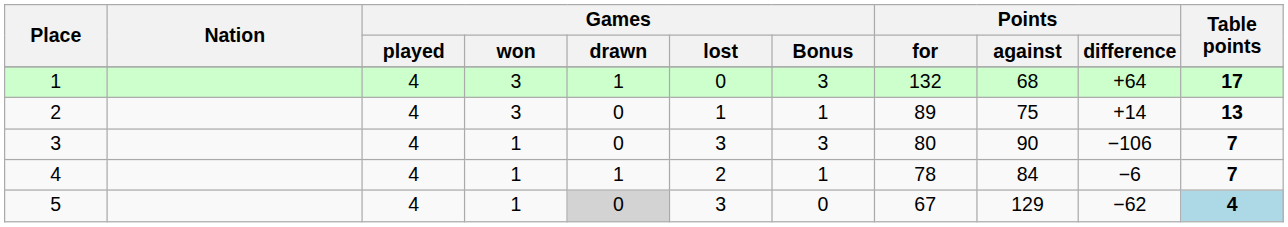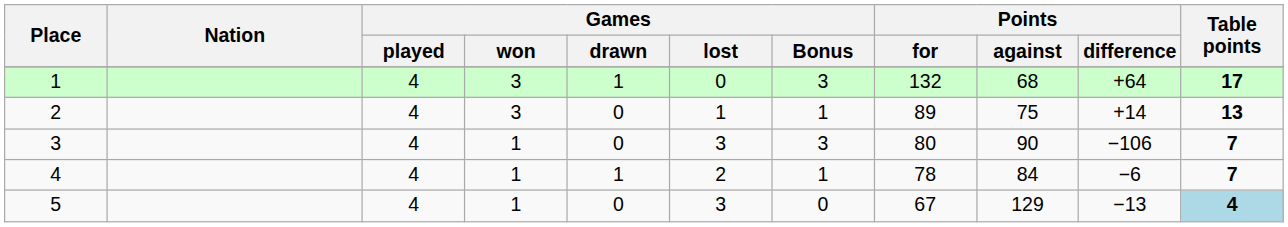(618, 205) lightgrey background -> (618, 205) no background
(1130, 205) −62 -> (1130, 205) −13
